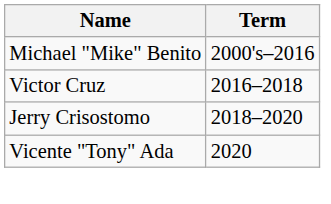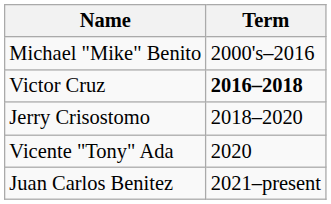(257, 85) normal -> (257, 85) bold
+ row: (91, 183)
